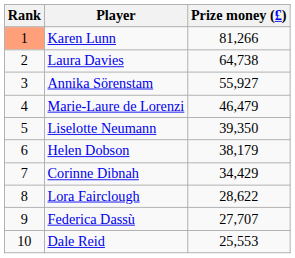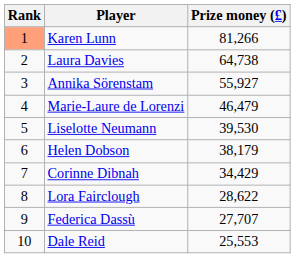(239, 128) 39,350 -> (239, 128) 39,530
